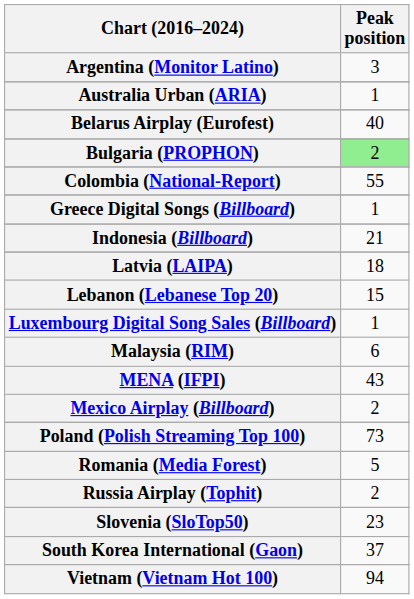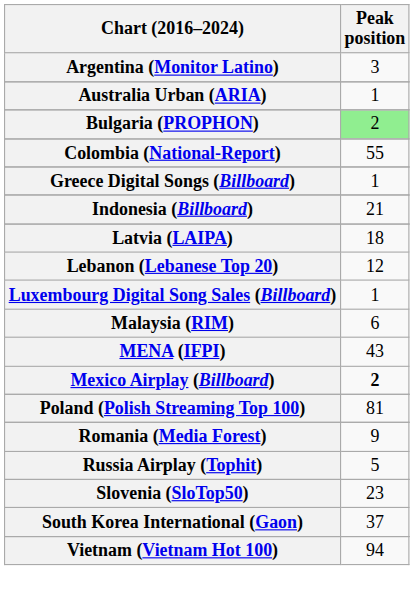- row: (172, 124)
(375, 294) 15 -> (375, 266) 12
(375, 408) normal -> (375, 379) bold
(375, 436) 73 -> (375, 408) 81
(375, 465) 5 -> (375, 436) 9
(375, 493) 2 -> (375, 465) 5
